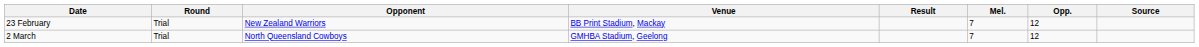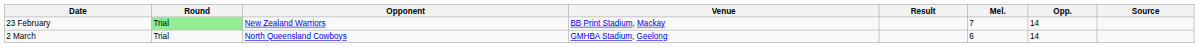(161, 23) no background -> (161, 23) lightgreen background
(1035, 23) 12 -> (1035, 23) 14
(972, 36) 7 -> (972, 36) 6
(1035, 36) 12 -> (1035, 36) 14
